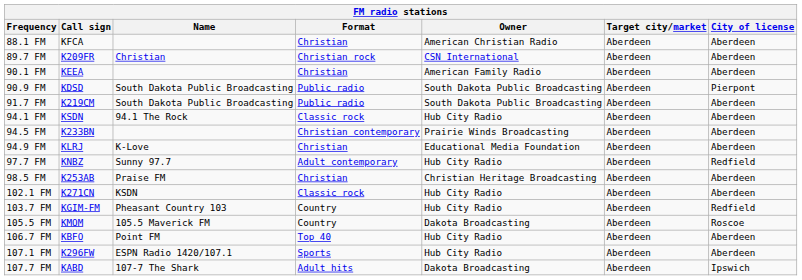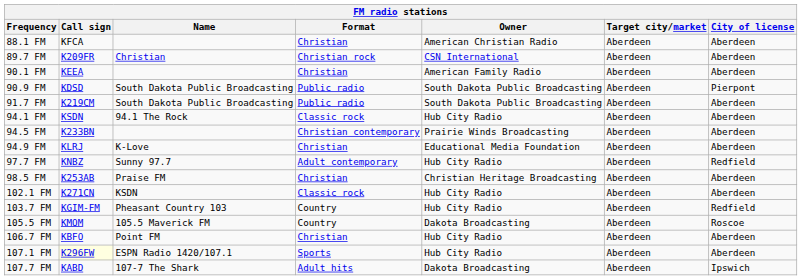(314, 238) Top 40 -> (323, 238) Christian
(78, 253) no background -> (78, 253) lightyellow background
